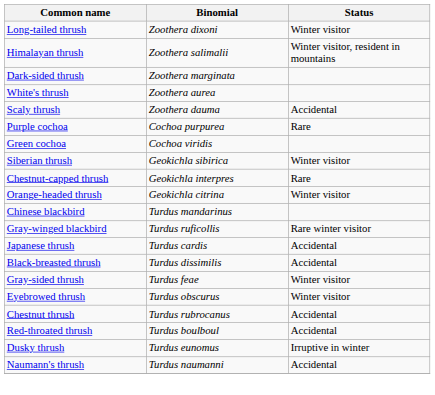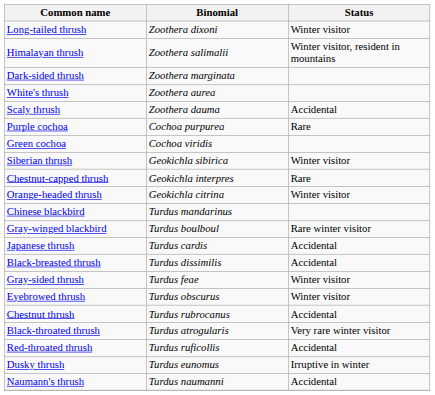(184, 229) Turdus ruficollis -> (184, 229) Turdus boulboul
+ row: (53, 331)
(184, 331) Turdus boulboul -> (184, 348) Turdus ruficollis
